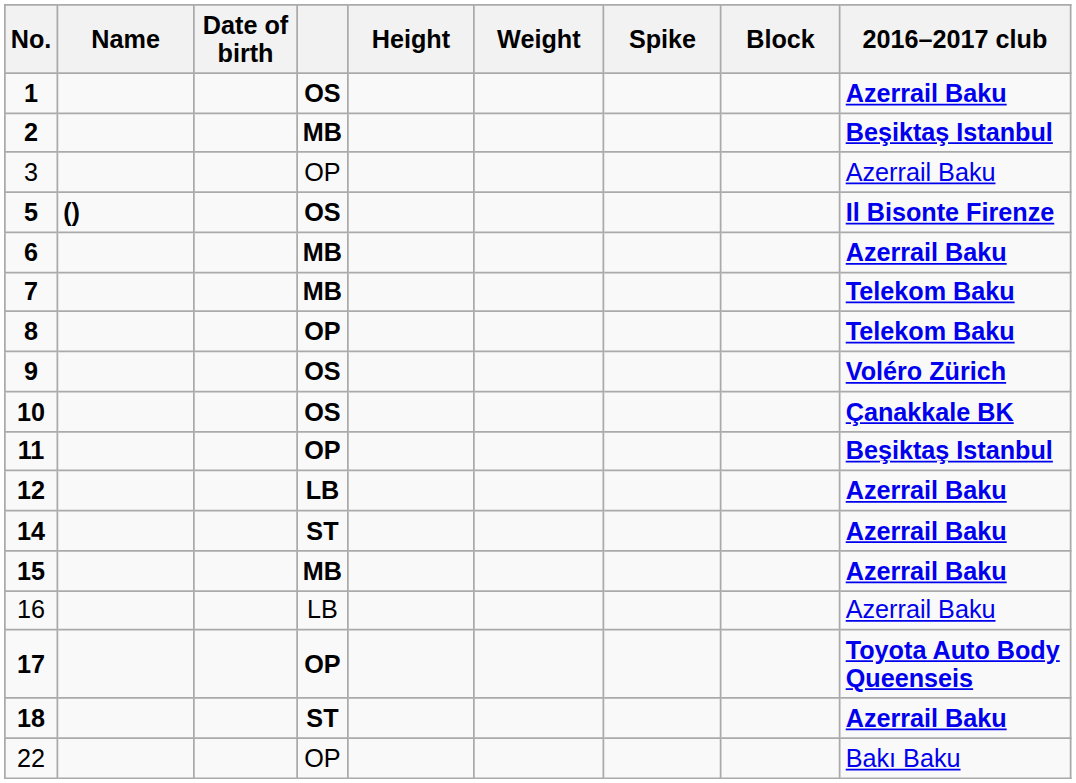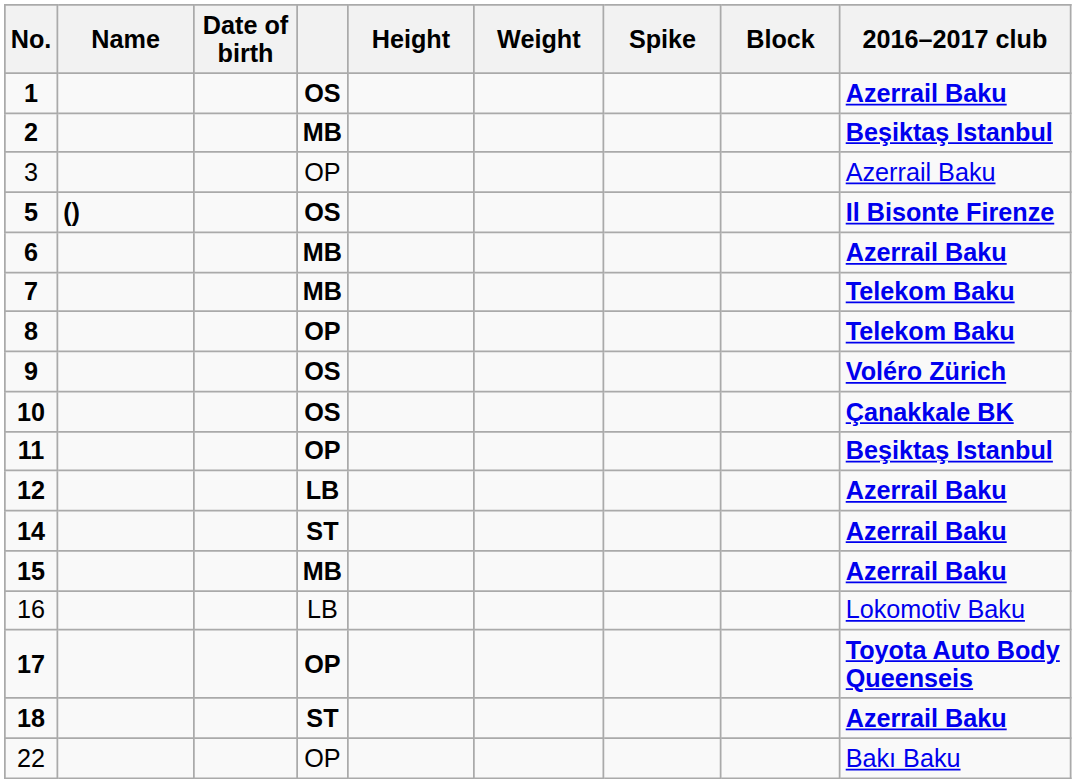(921, 611) Azerrail Baku -> (935, 611) Lokomotiv Baku
